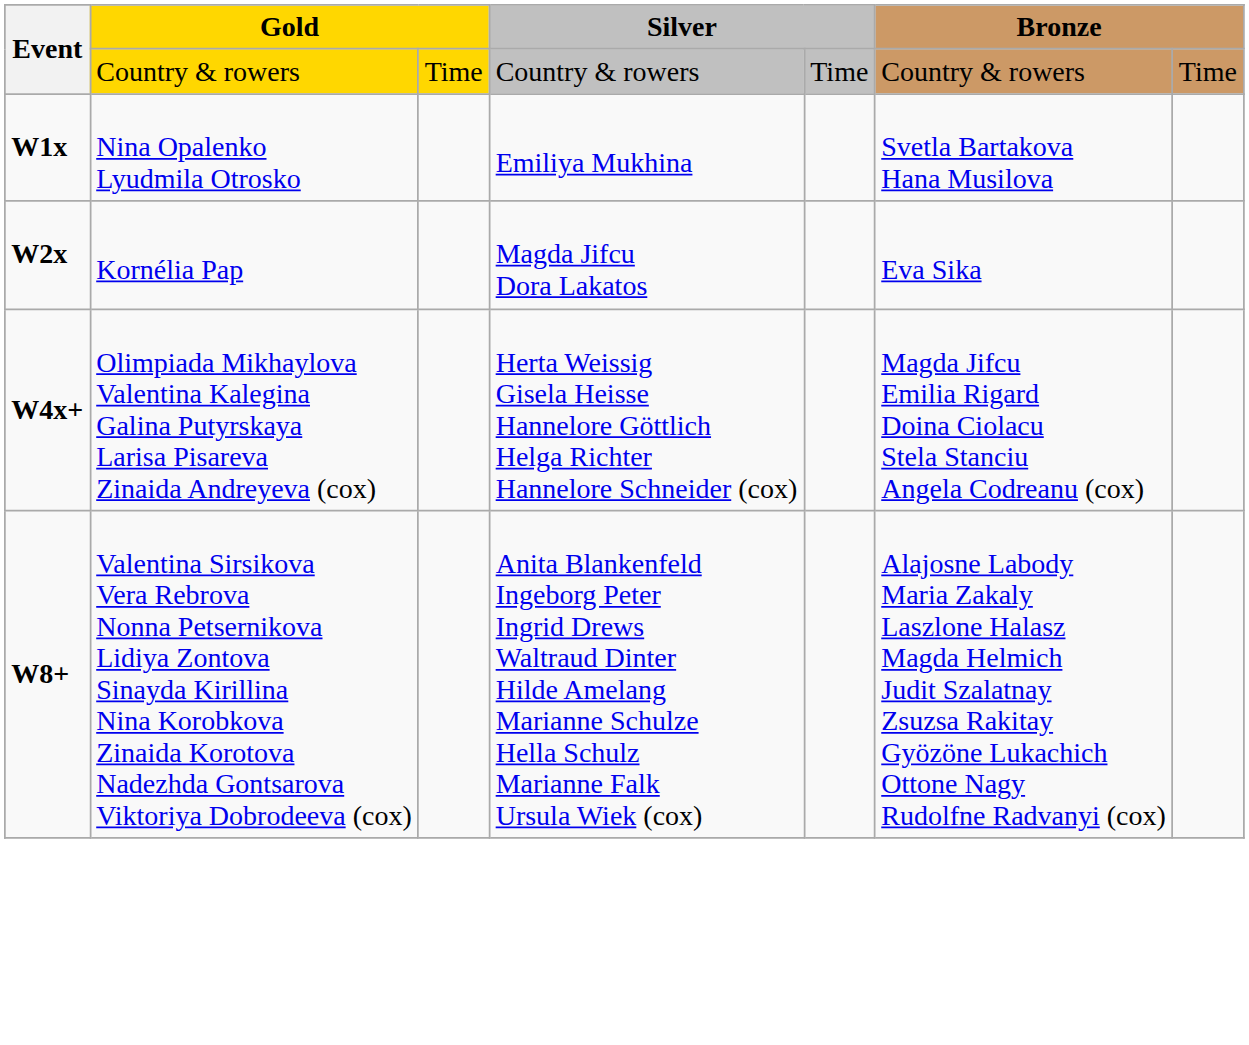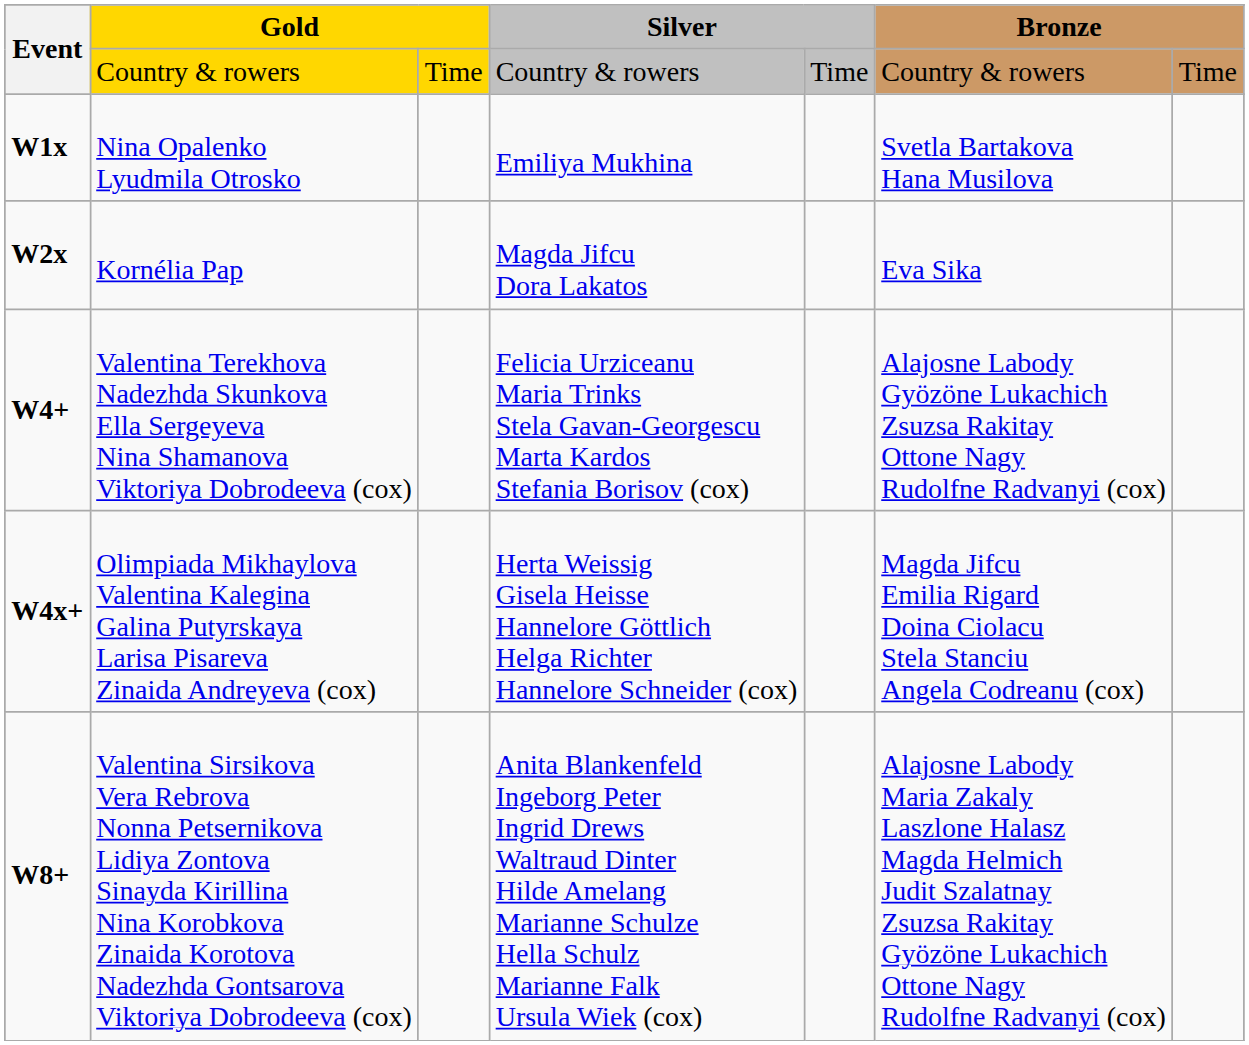+ row: (40, 409)
